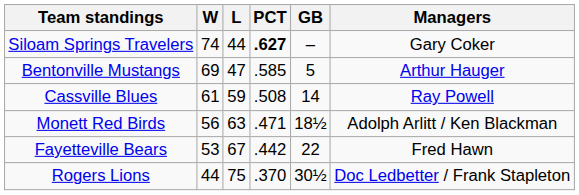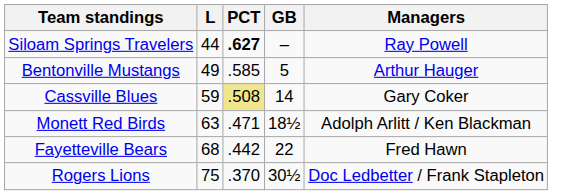- column: (210, 17)
(452, 44) Gary Coker -> (426, 44) Ray Powell
(236, 70) 47 -> (210, 70) 49
(270, 96) no background -> (244, 96) khaki background
(452, 96) Ray Powell -> (426, 96) Gary Coker
(236, 149) 67 -> (210, 149) 68
